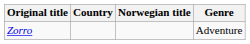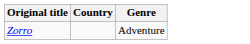- column: (154, 13)
